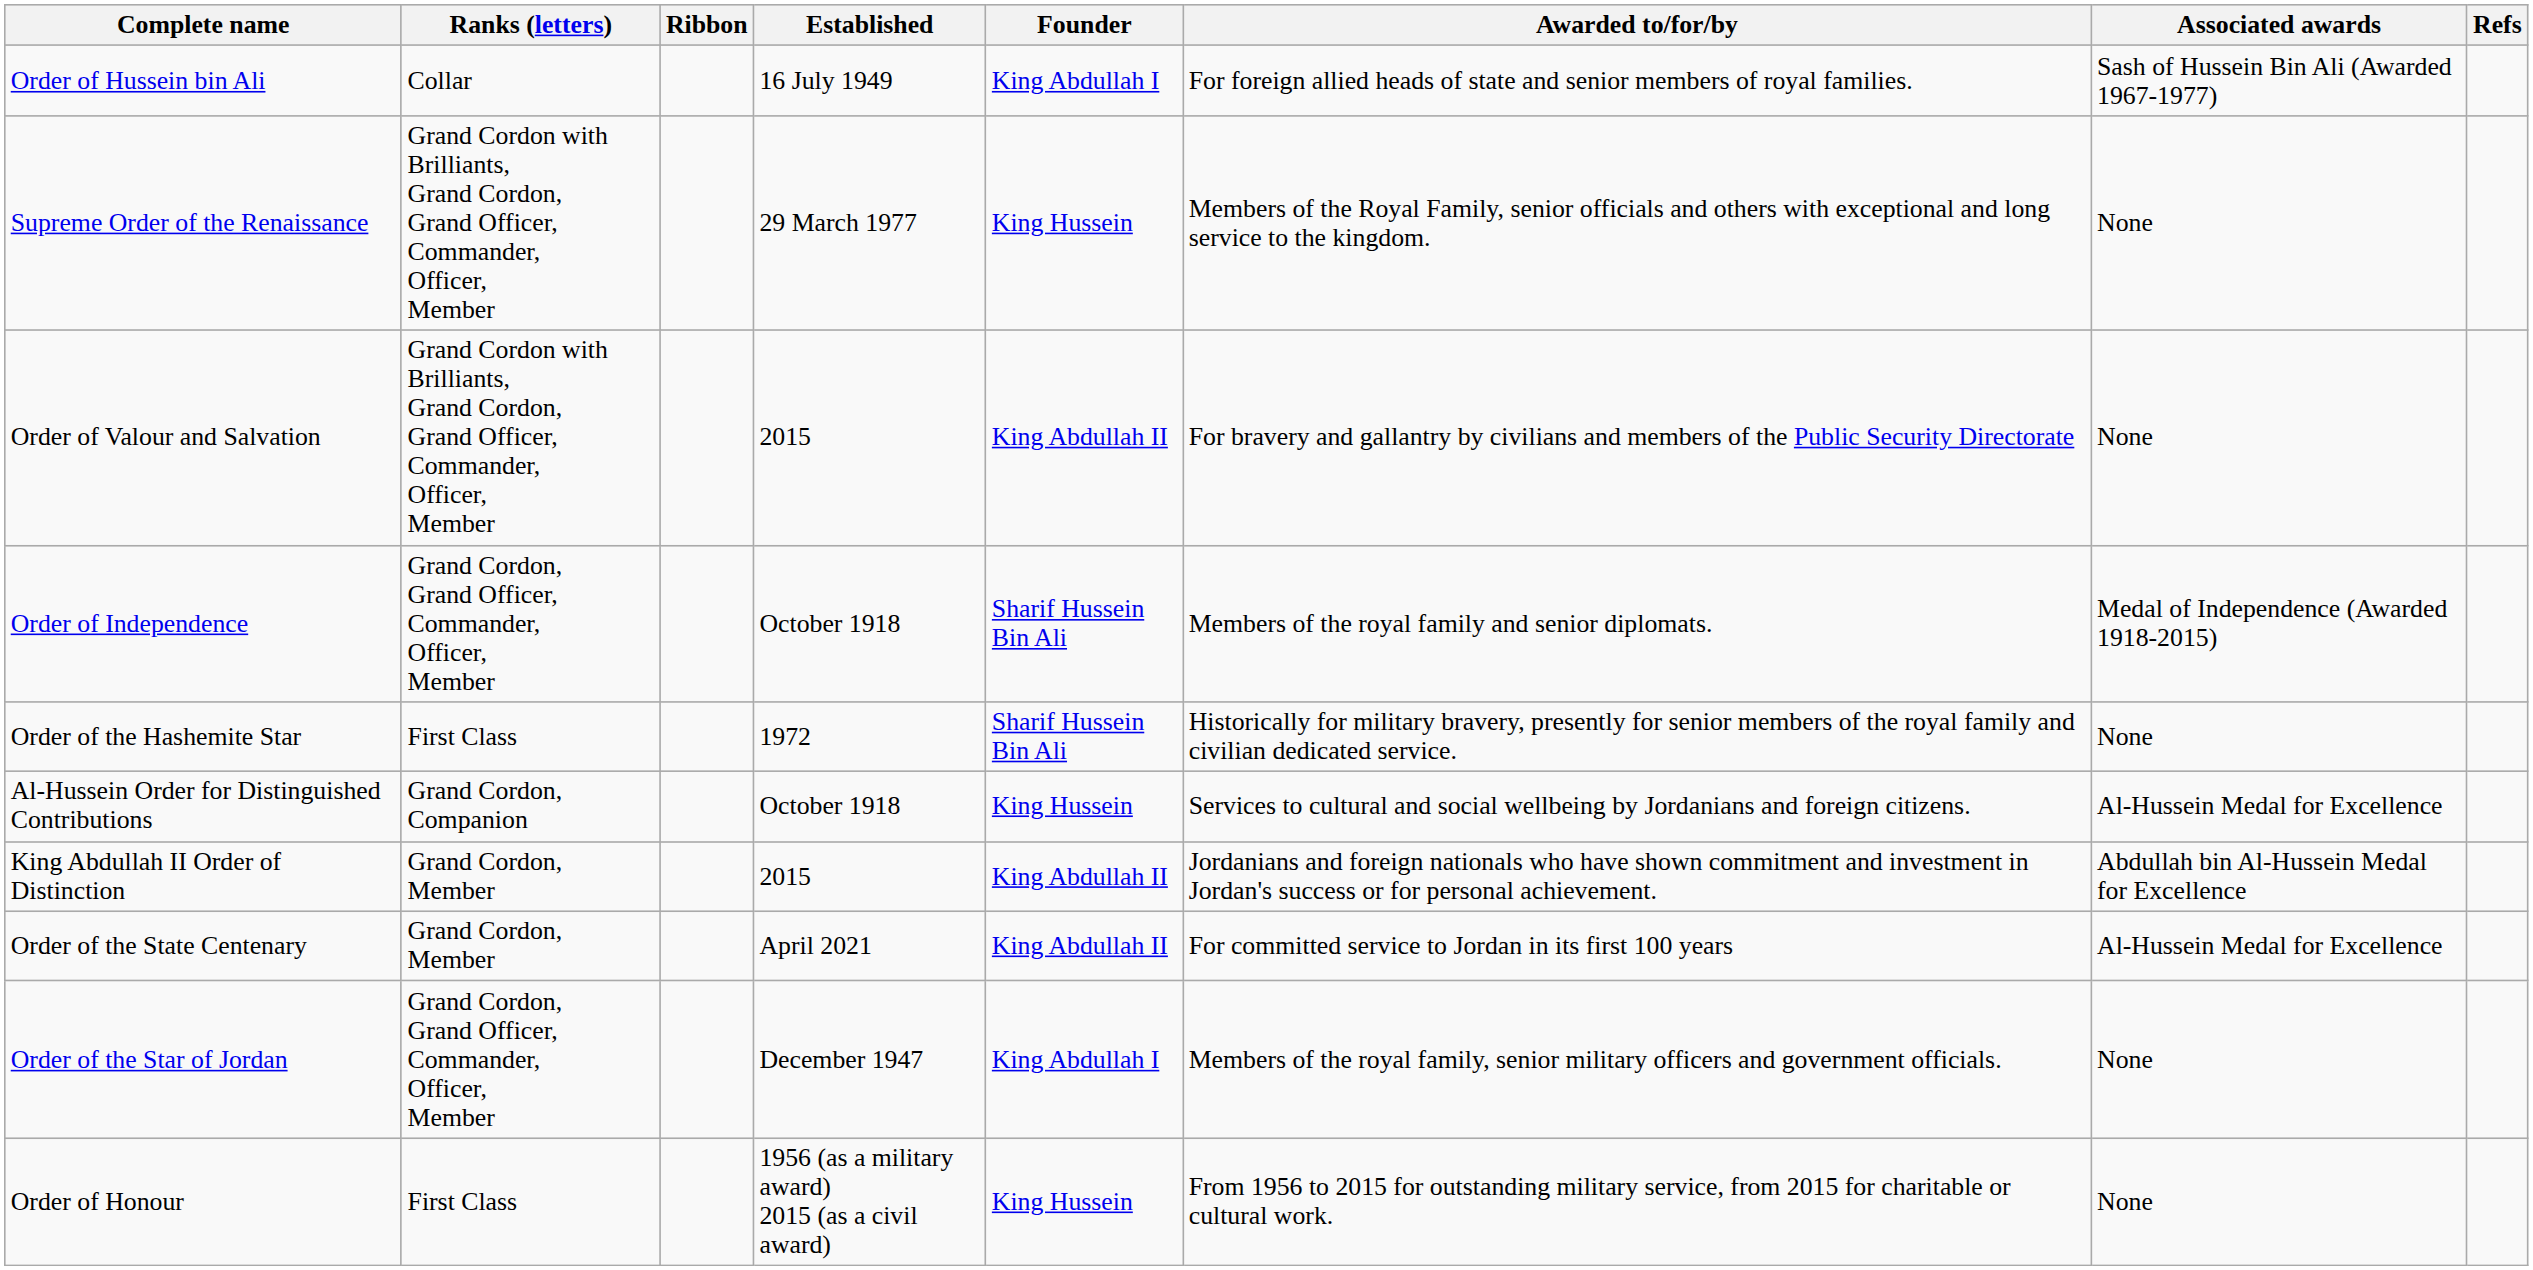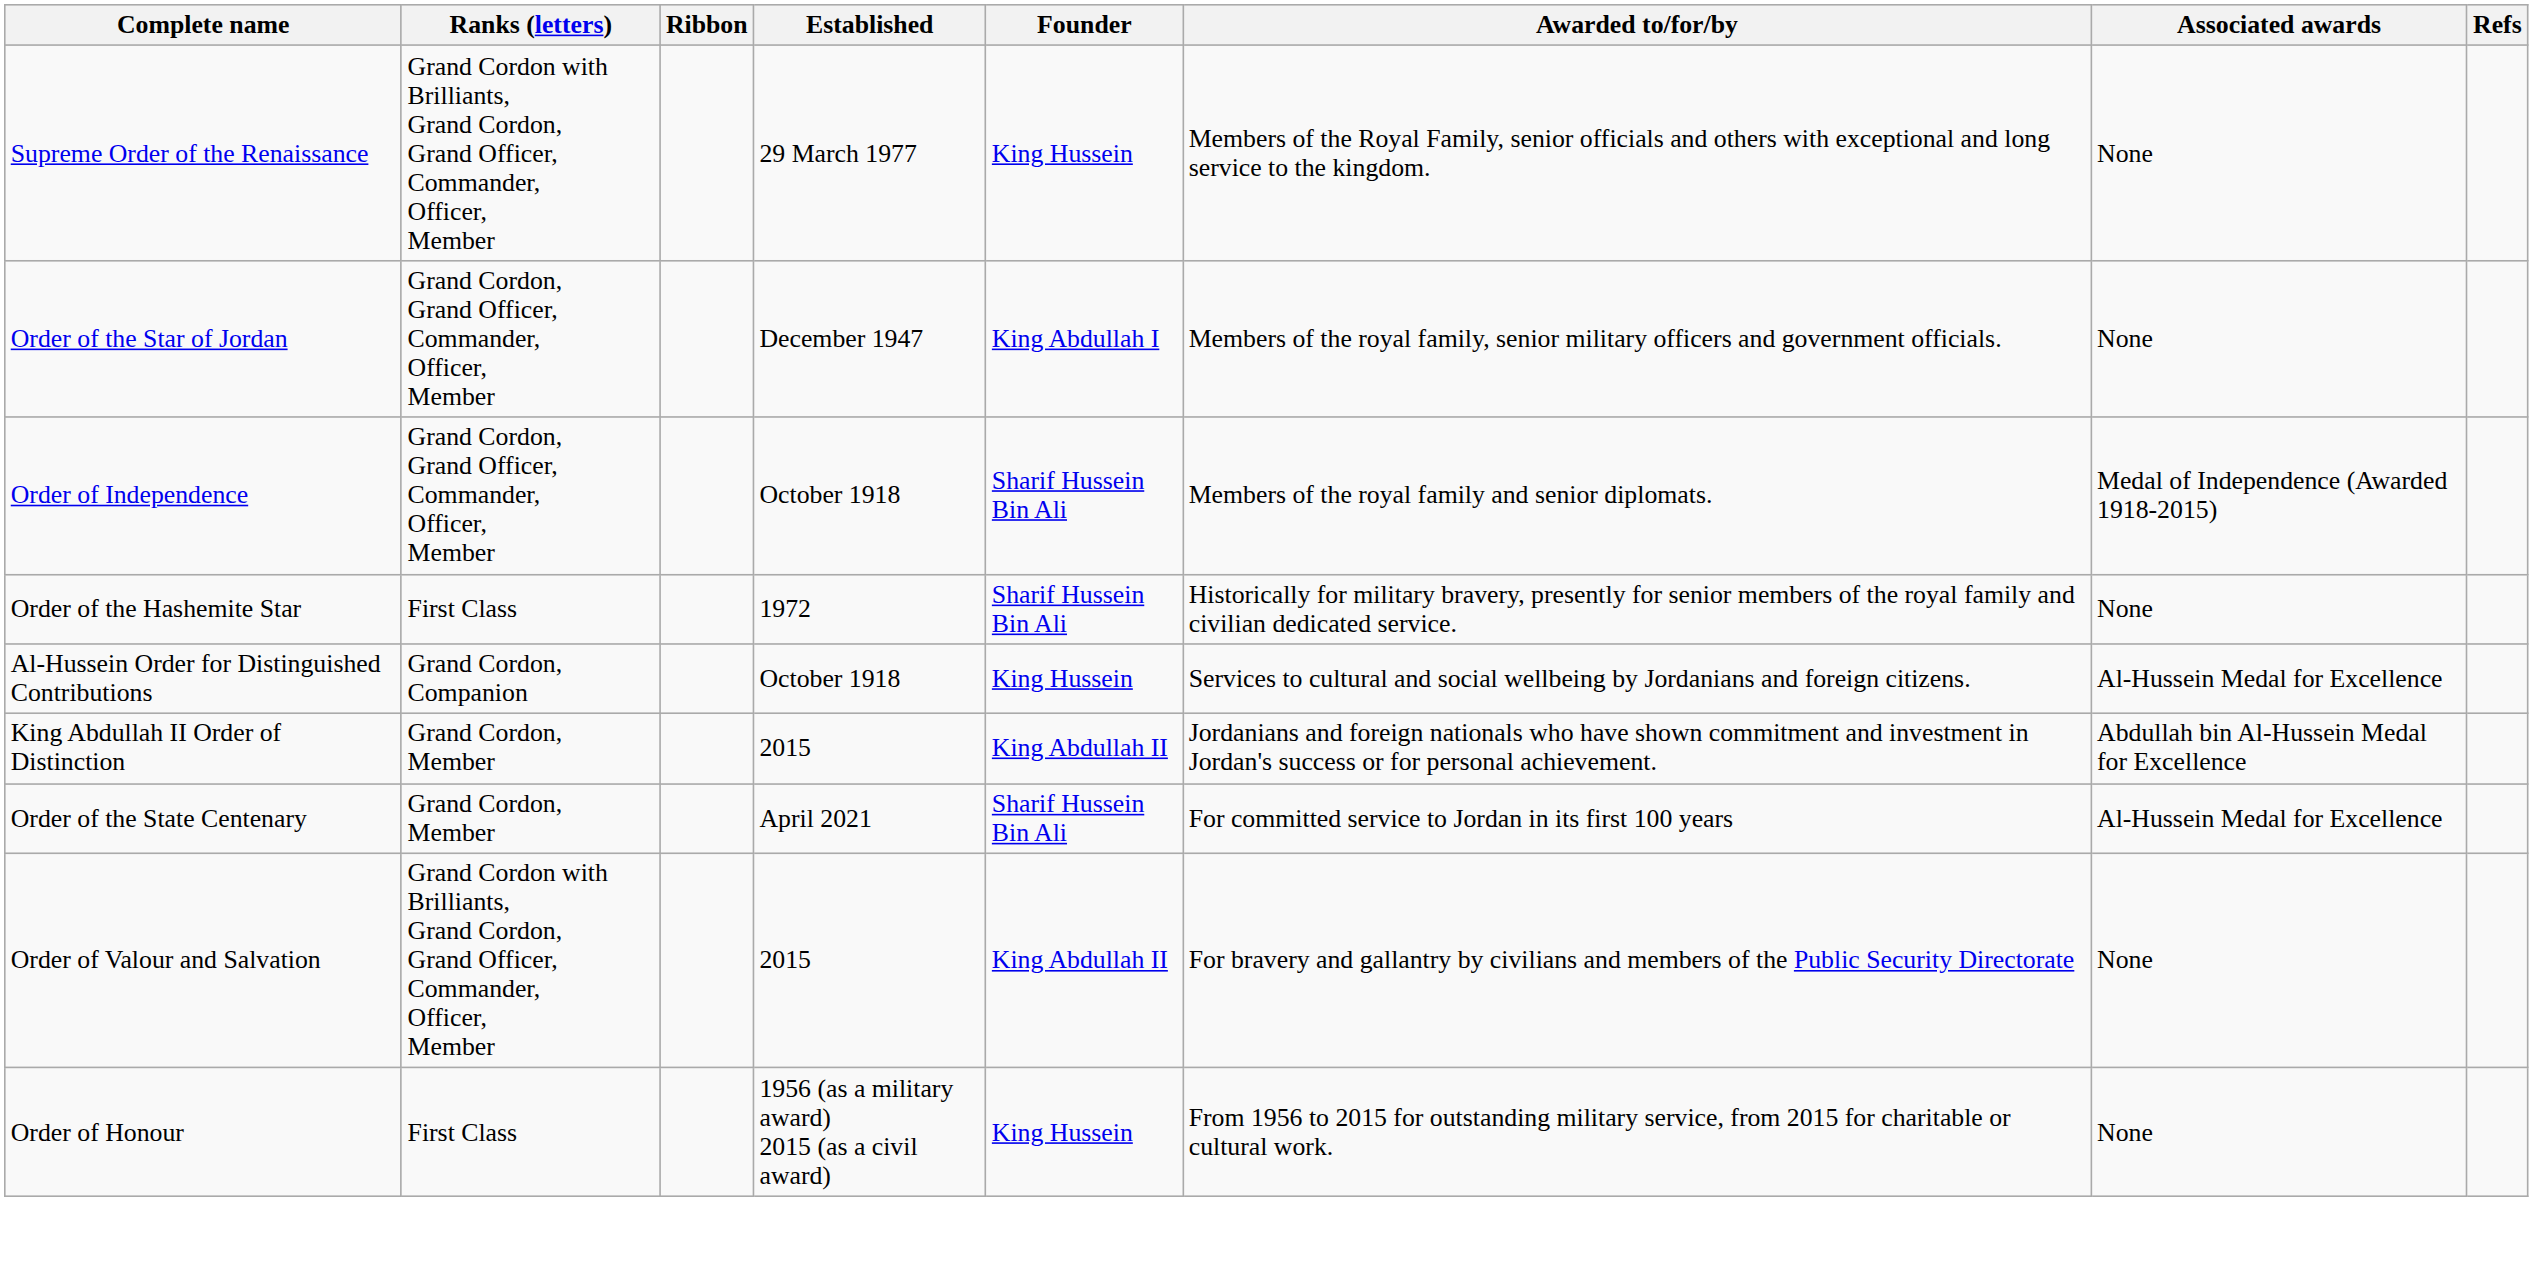- row: (138, 80)
rows swapped: (149, 1059) <-> (166, 437)
(1080, 945) King Abdullah II -> (1068, 818) Sharif Hussein Bin Ali
